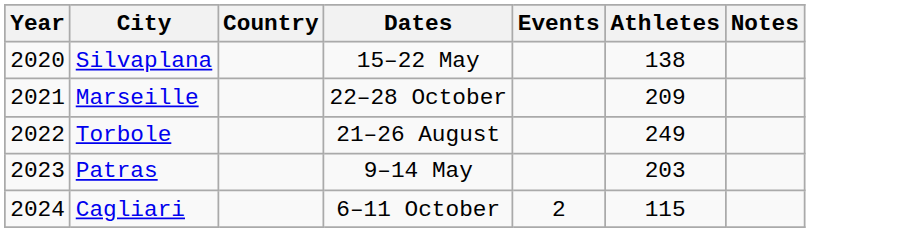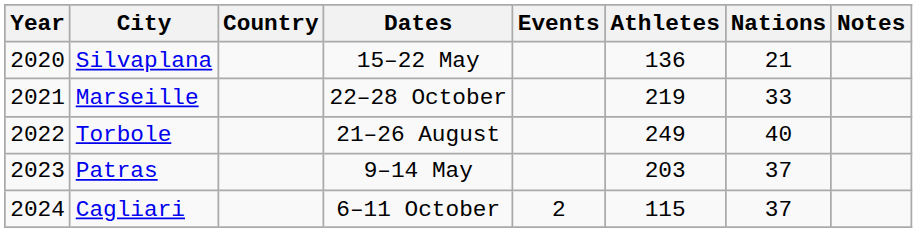+ column: (778, 23)
(665, 60) 138 -> (665, 60) 136
(665, 98) 209 -> (665, 98) 219
